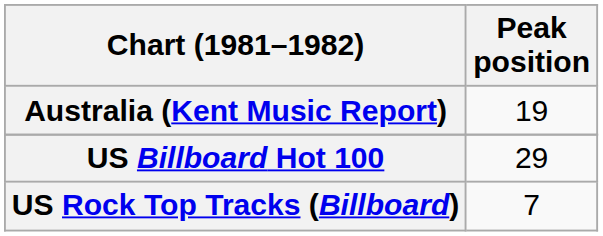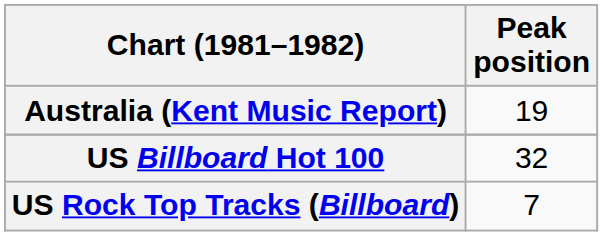(532, 157) 29 -> (532, 157) 32
